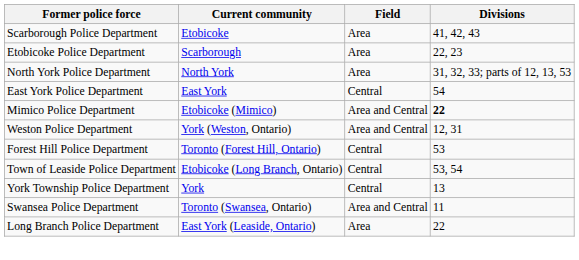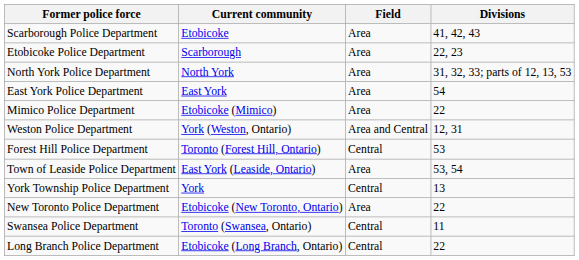(365, 91) Central -> (359, 91) Area
(388, 110) Area and Central -> (359, 110) Area
(439, 110) bold -> (439, 110) normal
(262, 168) Etobicoke (Long Branch, Ontario) -> (248, 168) East York (Leaside, Ontario)
(365, 168) Central -> (359, 168) Area
+ row: (83, 207)
(388, 207) Area and Central -> (365, 226) Central
(248, 226) East York (Leaside, Ontario) -> (262, 245) Etobicoke (Long Branch, Ontario)
(359, 226) Area -> (365, 245) Central
